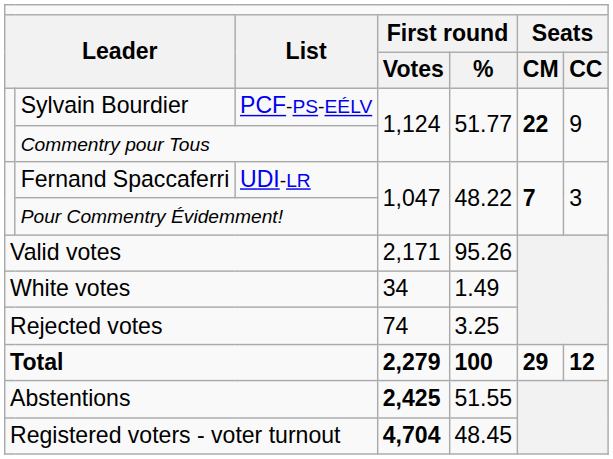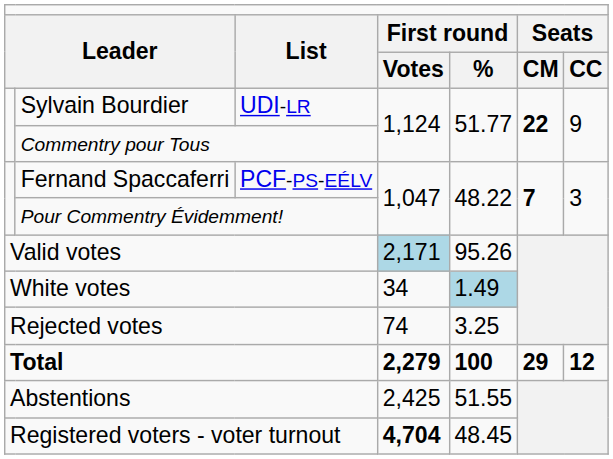(306, 106) PCF-PS-EÉLV -> (275, 106) UDI-LR
(275, 179) UDI-LR -> (306, 179) PCF-PS-EÉLV
(412, 252) no background -> (412, 252) lightblue background
(477, 289) no background -> (477, 289) lightblue background
(412, 398) bold -> (412, 398) normal
